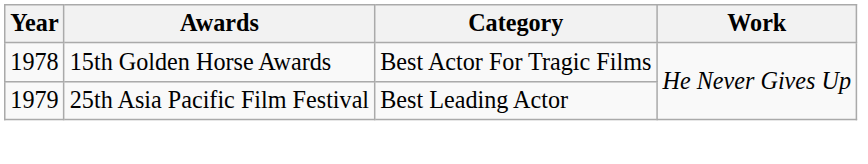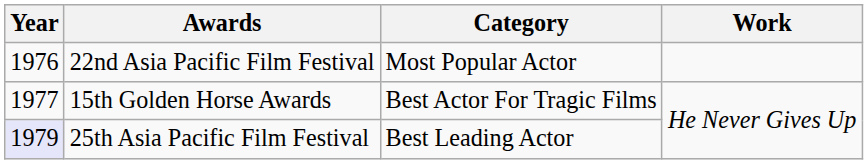+ row: (222, 61)
(34, 61) 1978 -> (34, 100) 1977
(34, 100) no background -> (34, 138) lavender background
